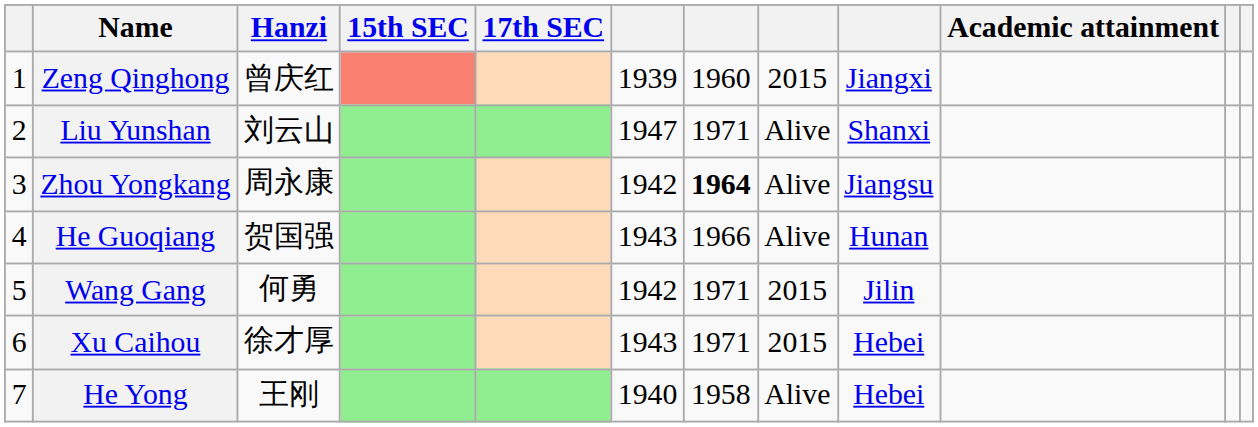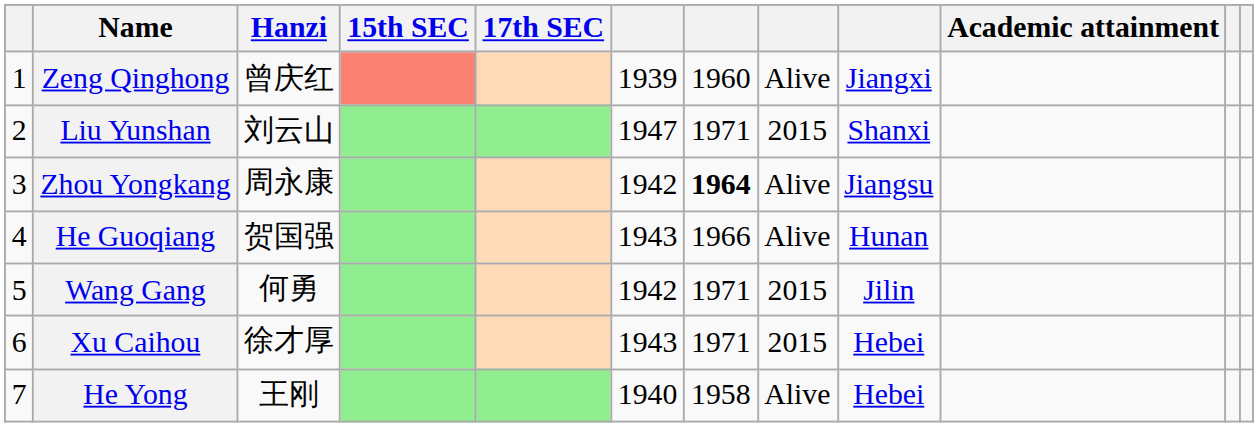(797, 78) 2015 -> (797, 78) Alive
(797, 130) Alive -> (797, 130) 2015
